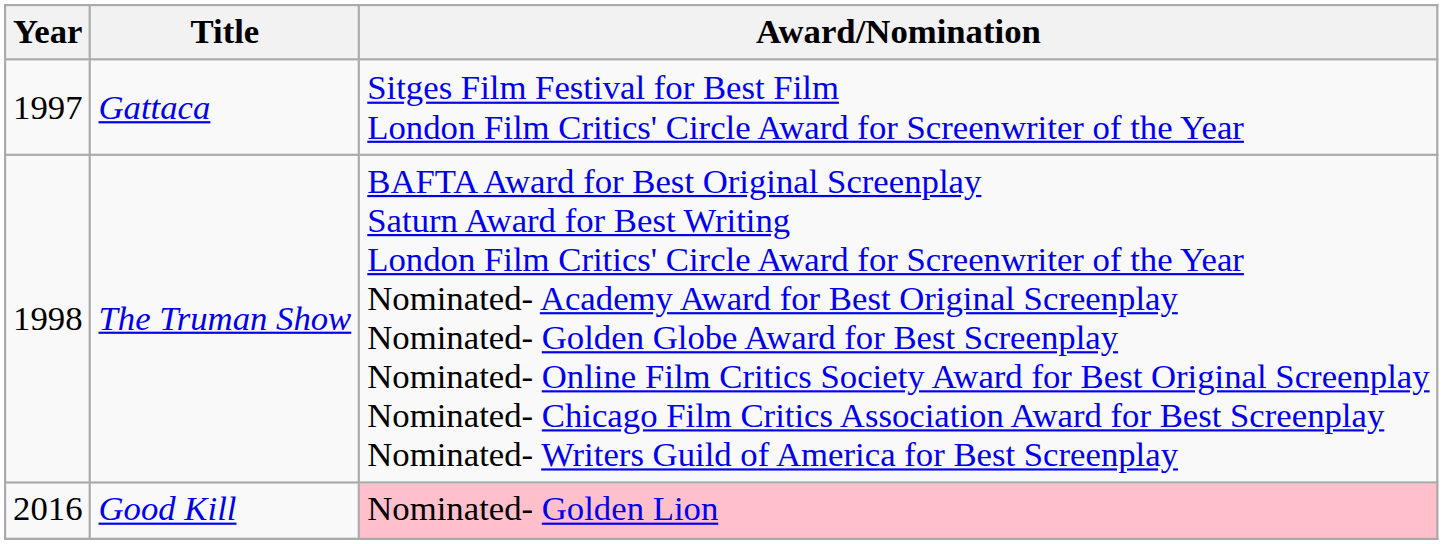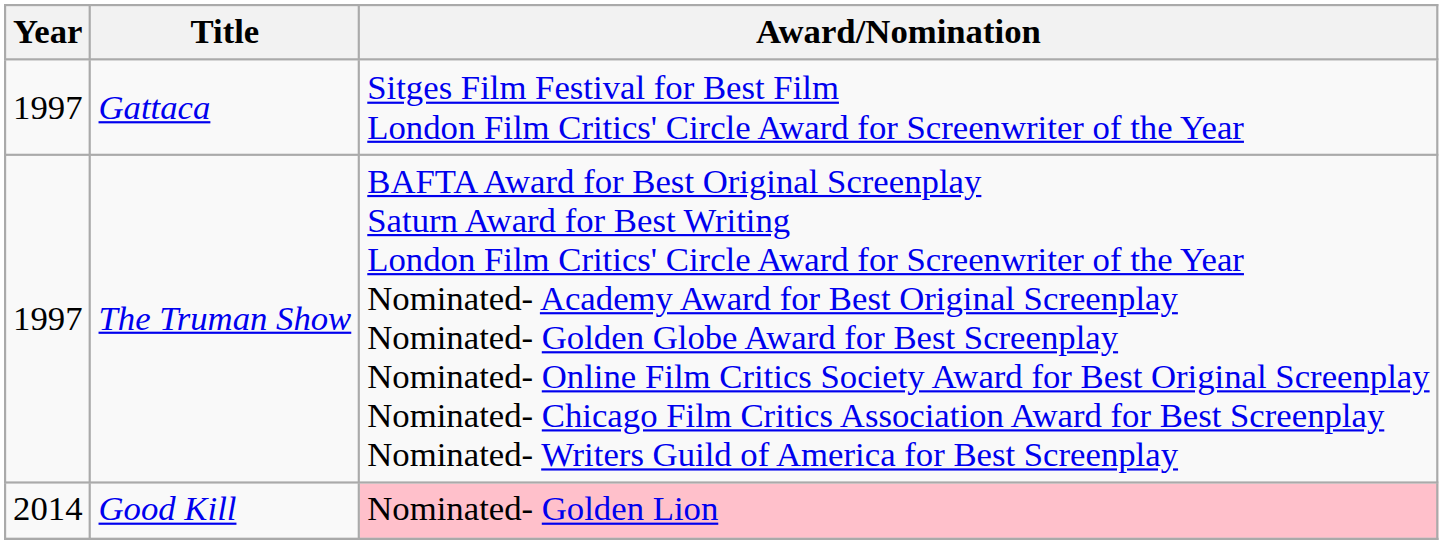(48, 317) 1998 -> (48, 317) 1997
(48, 509) 2016 -> (48, 509) 2014
